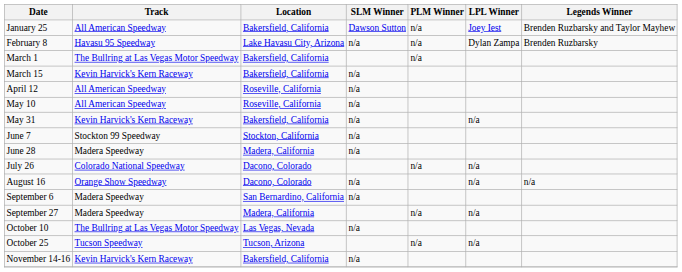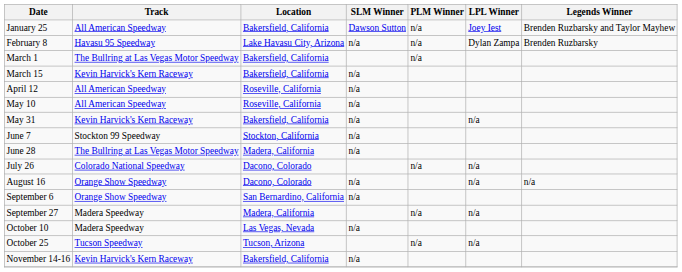(109, 151) Madera Speedway -> (157, 151) The Bullring at Las Vegas Motor Speedway
(109, 197) Madera Speedway -> (121, 197) Orange Show Speedway
(157, 228) The Bullring at Las Vegas Motor Speedway -> (109, 228) Madera Speedway
